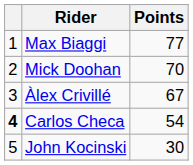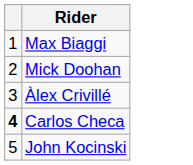- column: (159, 18)
